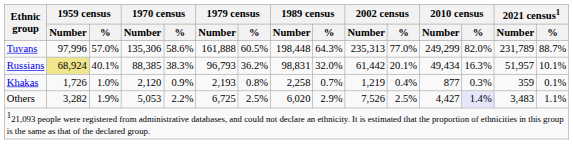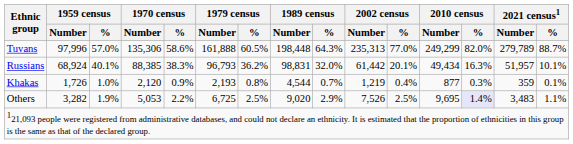(517, 49) 231,789 -> (517, 49) 279,789
(72, 65) khaki background -> (72, 65) no background
(299, 82) 2,258 -> (299, 82) 4,544
(299, 99) 6,020 -> (299, 99) 9,020
(448, 99) 4,427 -> (448, 99) 9,695
